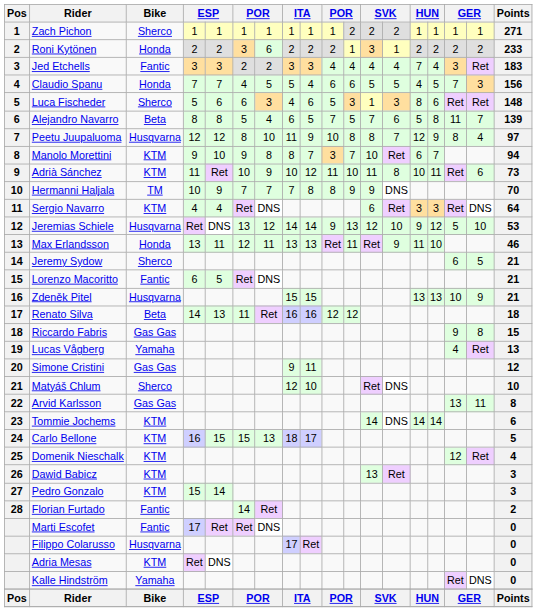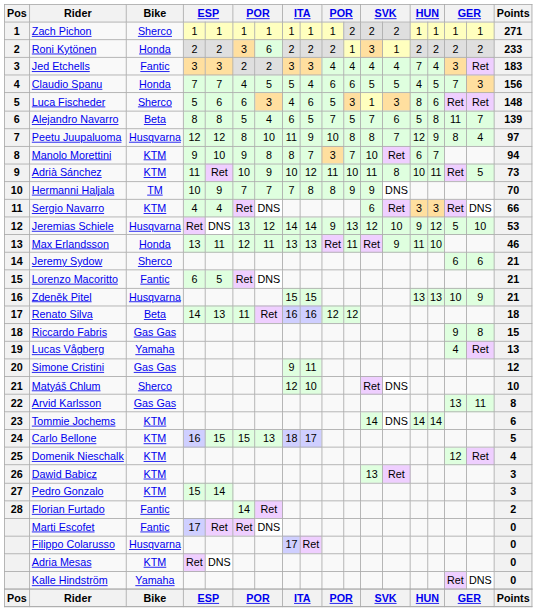(480, 173) 6 -> (480, 173) 5
(513, 208) 64 -> (513, 208) 66
(480, 261) 5 -> (480, 261) 6
